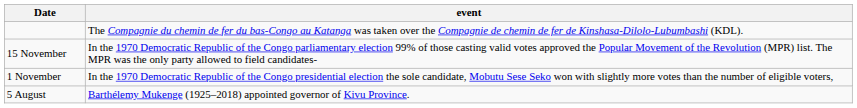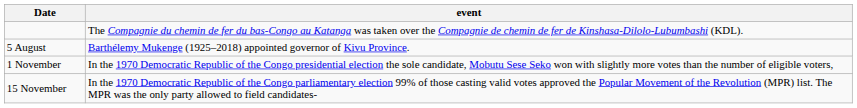rows swapped: (26, 94) <-> (37, 53)
